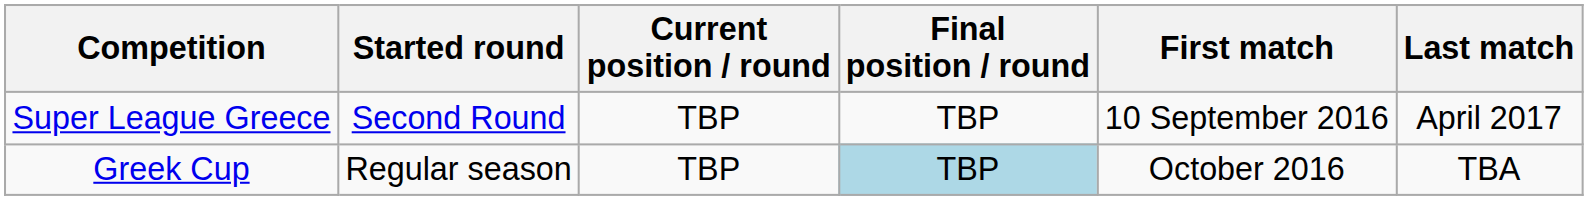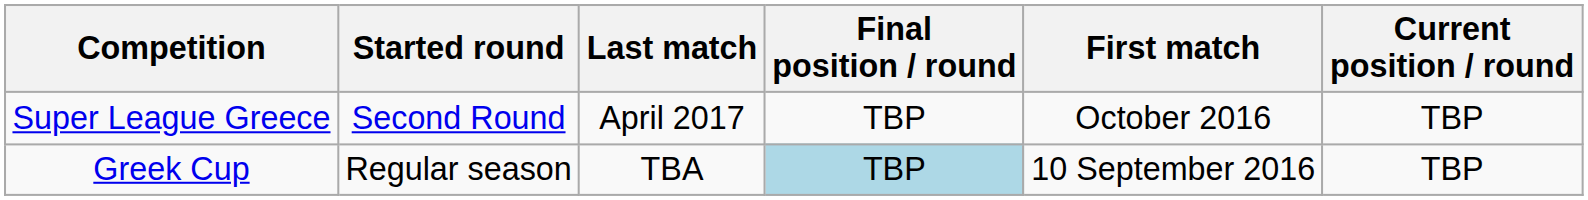columns swapped: (709, 48) <-> (1489, 48)
(1247, 117) 10 September 2016 -> (1173, 117) October 2016
(1247, 169) October 2016 -> (1173, 169) 10 September 2016
